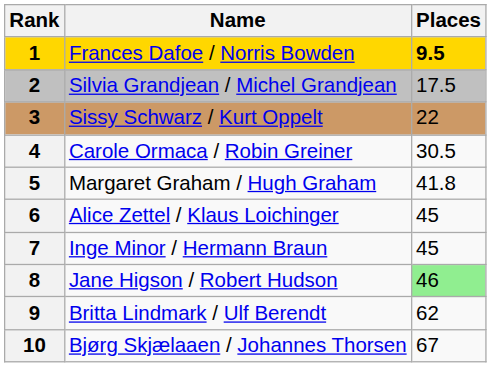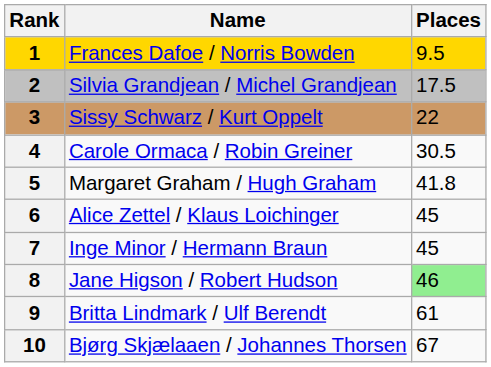(430, 53) bold -> (430, 53) normal
(427, 313) 62 -> (427, 313) 61
